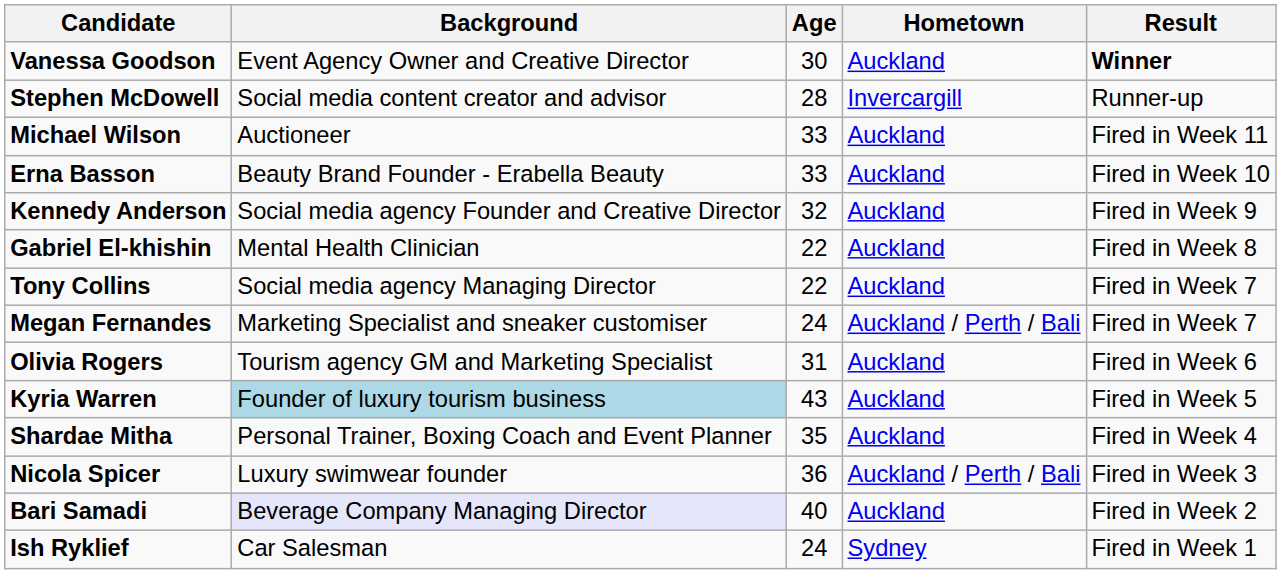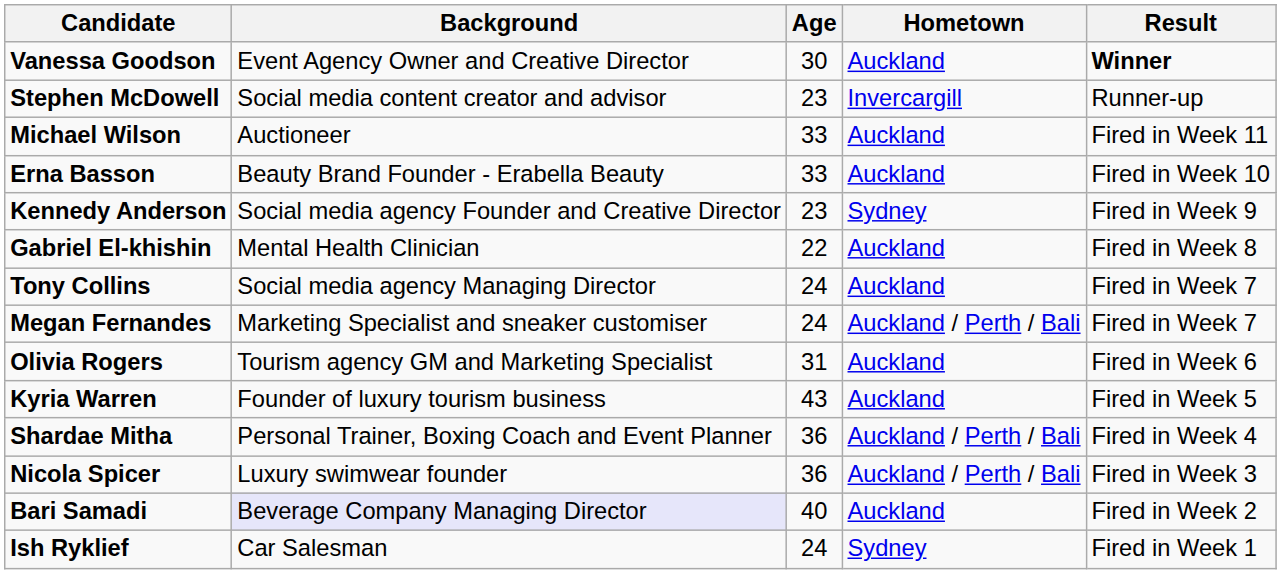(814, 98) 28 -> (814, 98) 23
(814, 211) 32 -> (814, 211) 23
(896, 211) Auckland -> (887, 211) Sydney
(814, 286) 22 -> (814, 286) 24
(422, 398) lightblue background -> (422, 398) no background
(814, 436) 35 -> (814, 436) 36
(896, 436) Auckland -> (964, 436) Auckland / Perth / Bali
